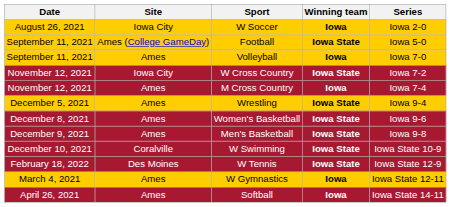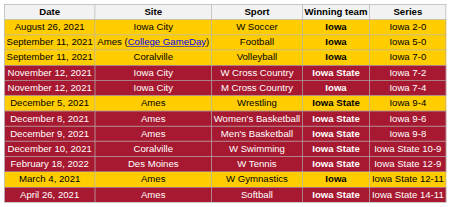(336, 42) Iowa State -> (336, 42) Iowa
(153, 57) Ames -> (153, 57) Coralville
(153, 88) Ames -> (153, 88) Iowa City
(336, 194) Iowa -> (336, 194) Iowa State
